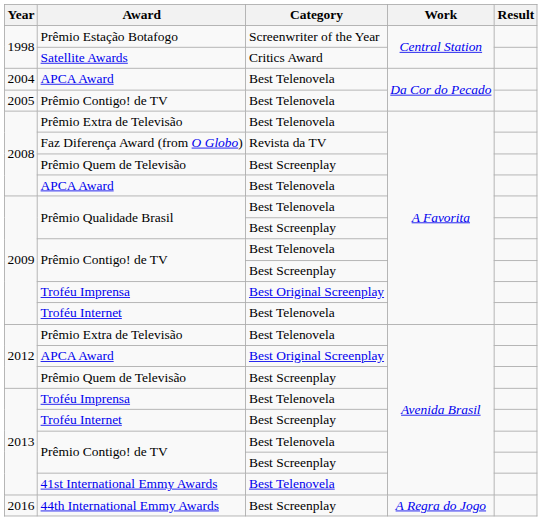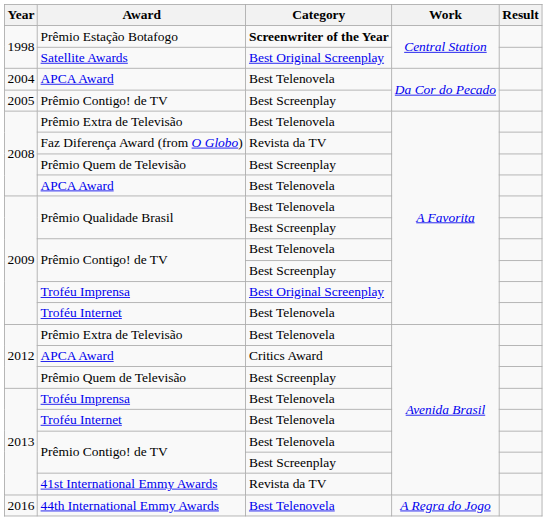(314, 36) normal -> (319, 36) bold
(286, 57) Critics Award -> (317, 57) Best Original Screenplay
(292, 100) Best Telenovela -> (292, 100) Best Screenplay
(317, 356) Best Original Screenplay -> (286, 356) Critics Award
(292, 420) Best Screenplay -> (292, 420) Best Telenovela
(292, 484) Best Telenovela -> (288, 484) Revista da TV
(292, 505) Best Screenplay -> (292, 505) Best Telenovela
